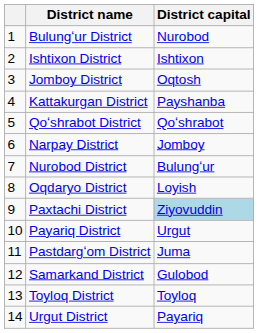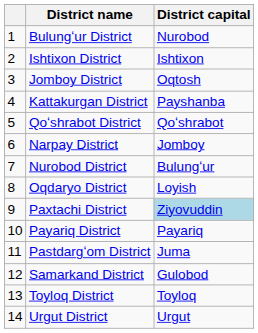(174, 230) Urgut -> (180, 230) Payariq
(180, 317) Payariq -> (174, 317) Urgut
